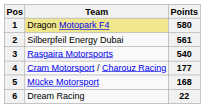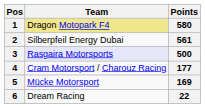(70, 53) no background -> (70, 53) lavender background
(184, 53) 540 -> (184, 53) 500
(184, 82) 168 -> (184, 82) 169
